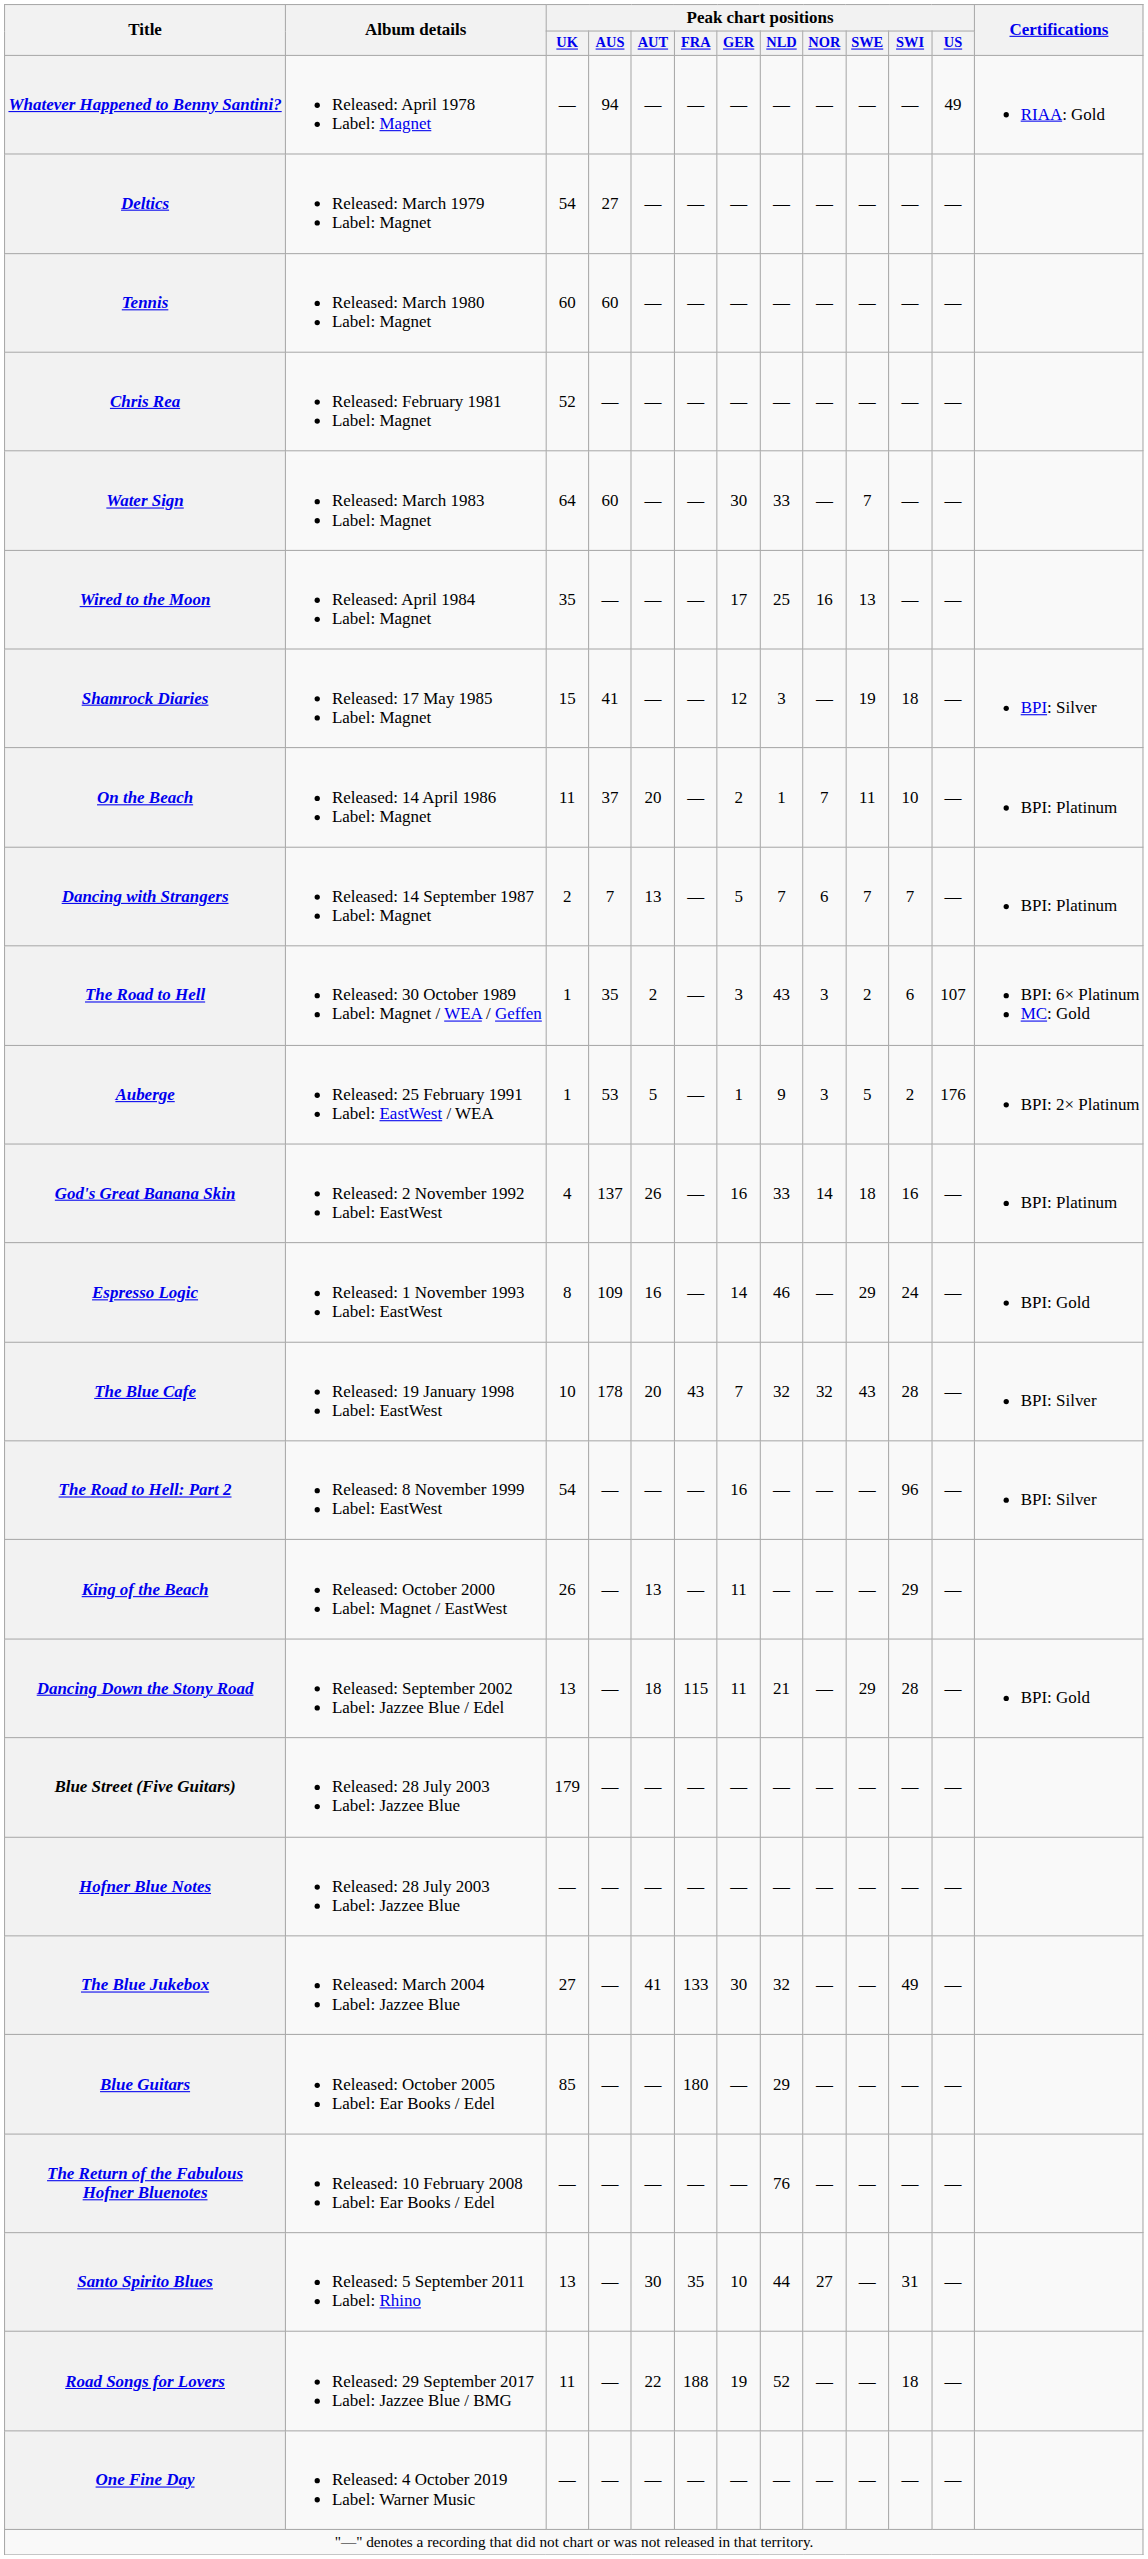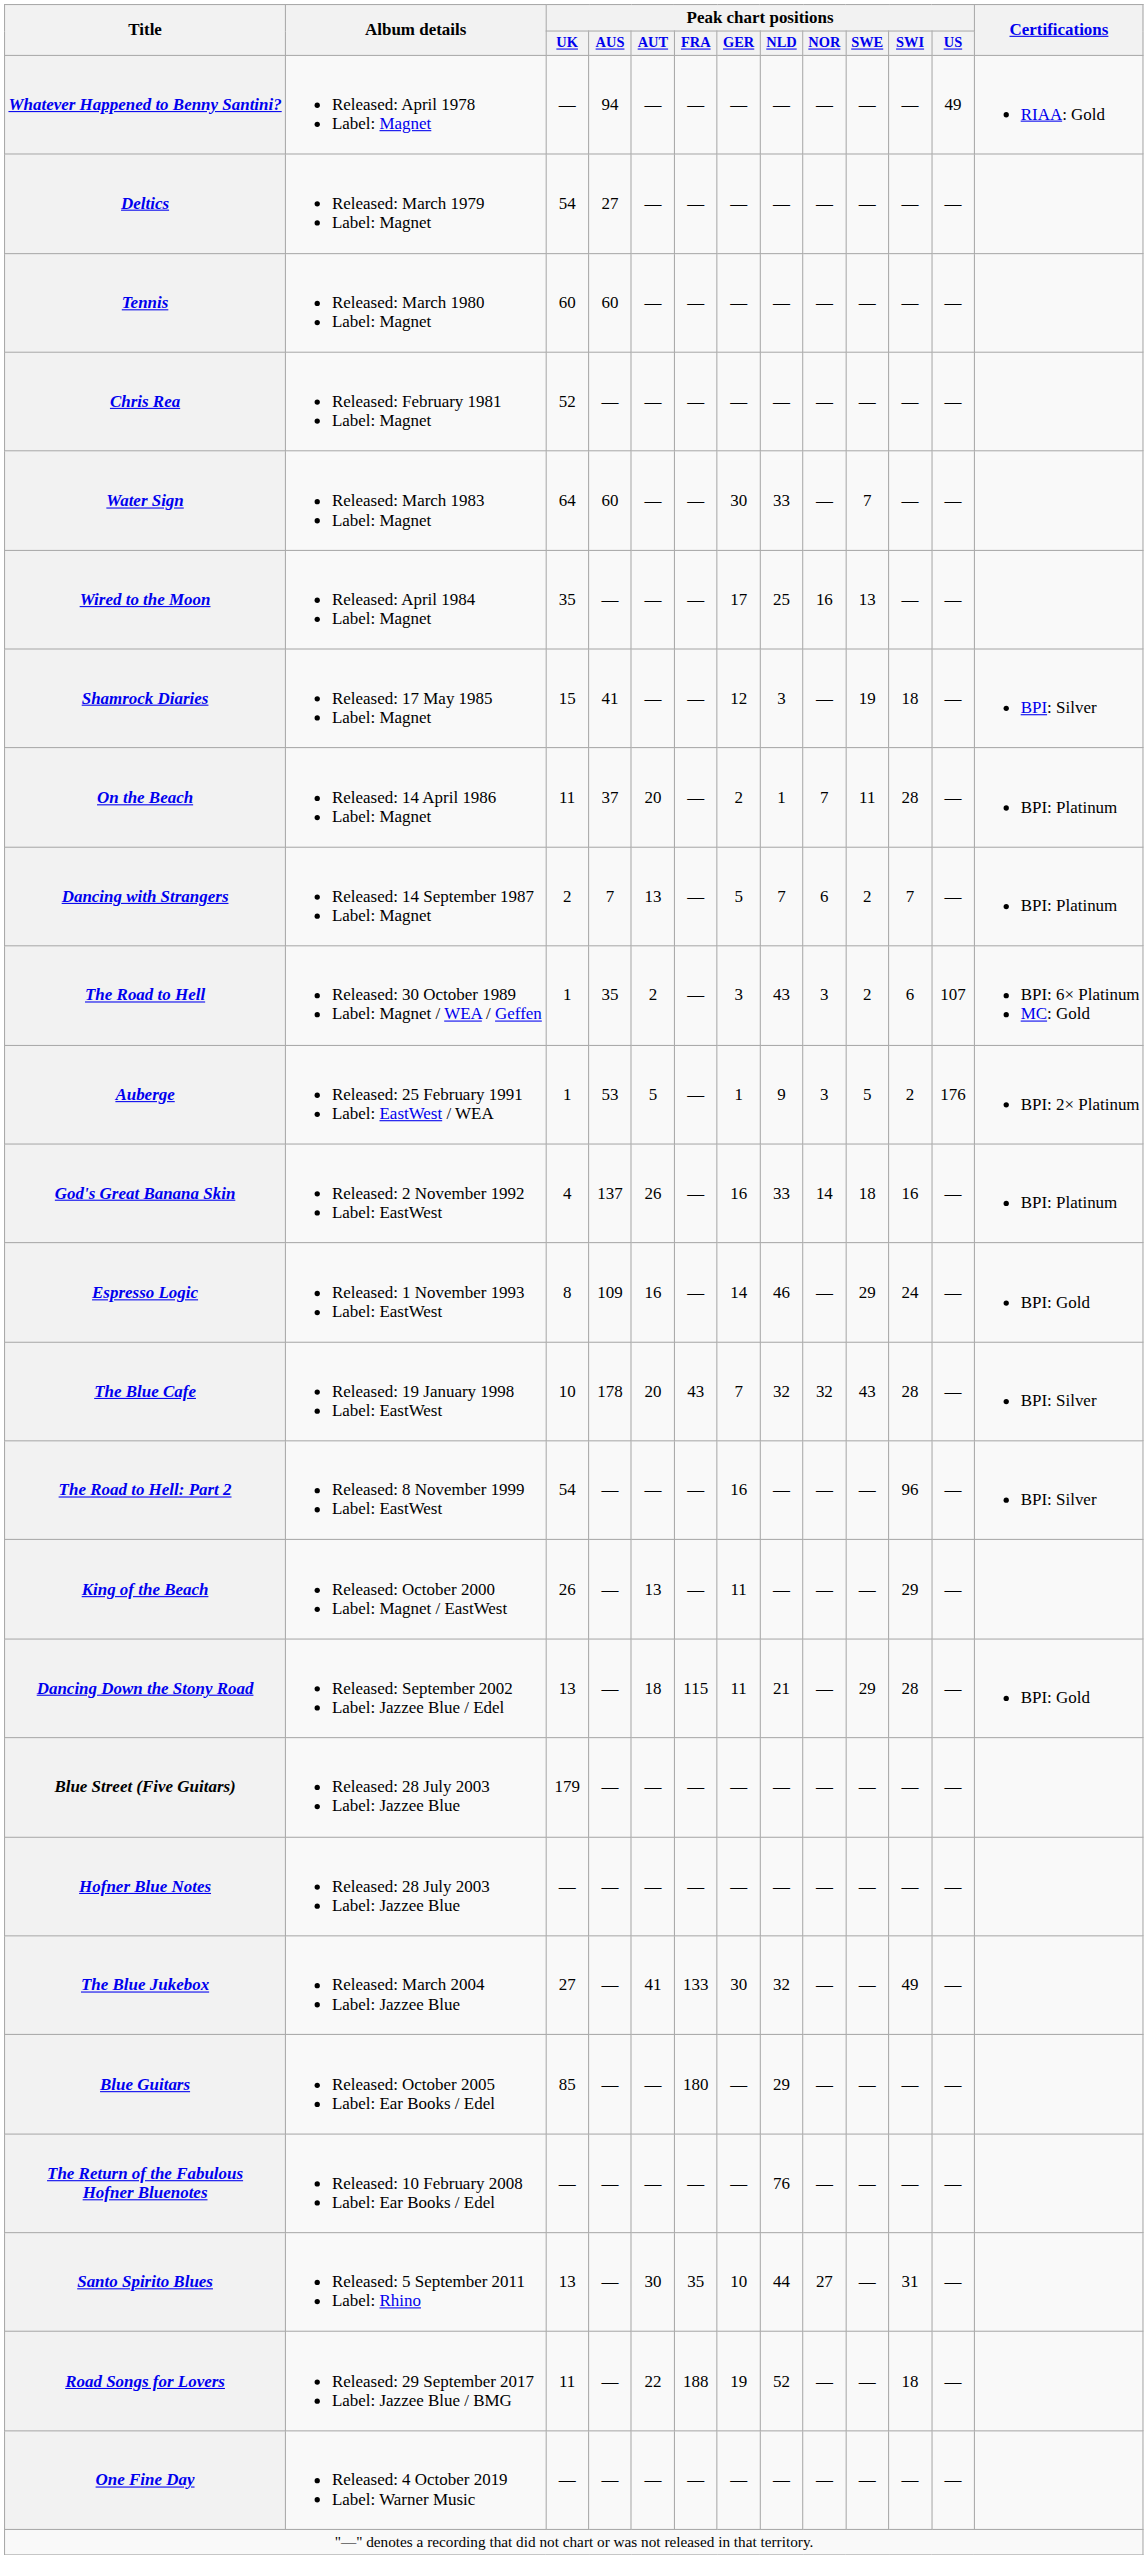(910, 797) 10 -> (910, 797) 28
(867, 896) 7 -> (867, 896) 2
